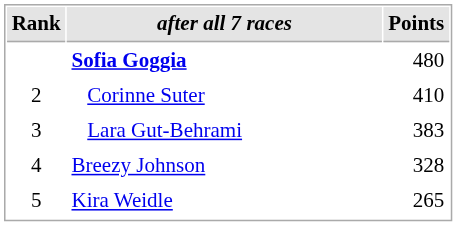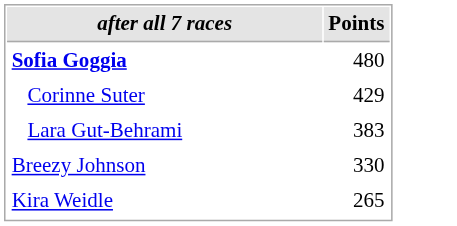- column: (36, 23)
(429, 95) 410 -> (369, 95) 429
(429, 165) 328 -> (369, 165) 330
